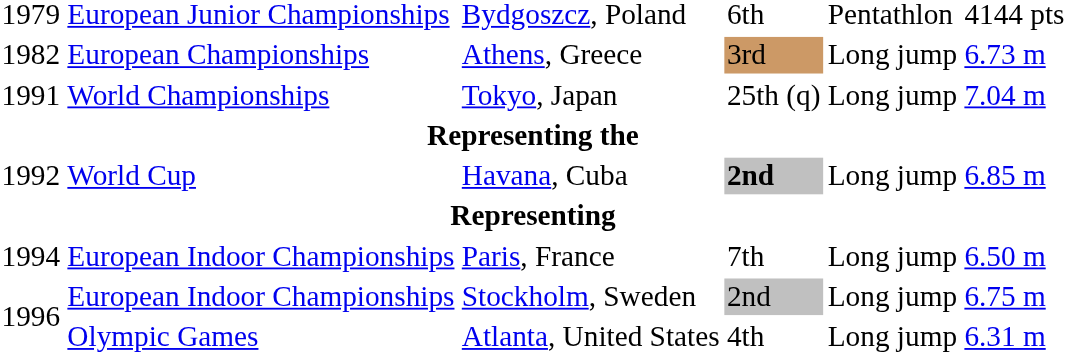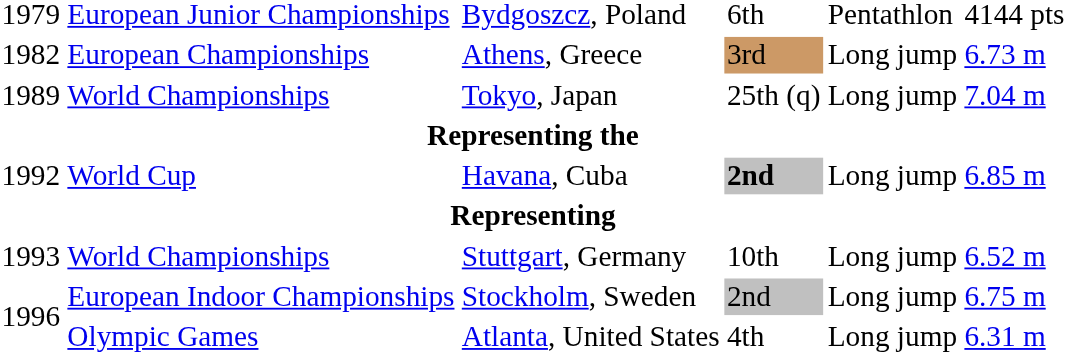(31, 95) 1991 -> (31, 95) 1989
+ row: (574, 256)
- row: (538, 256)
